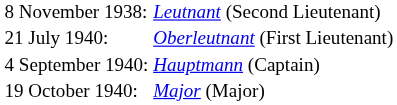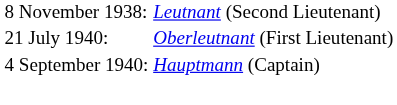- row: (71, 90)
